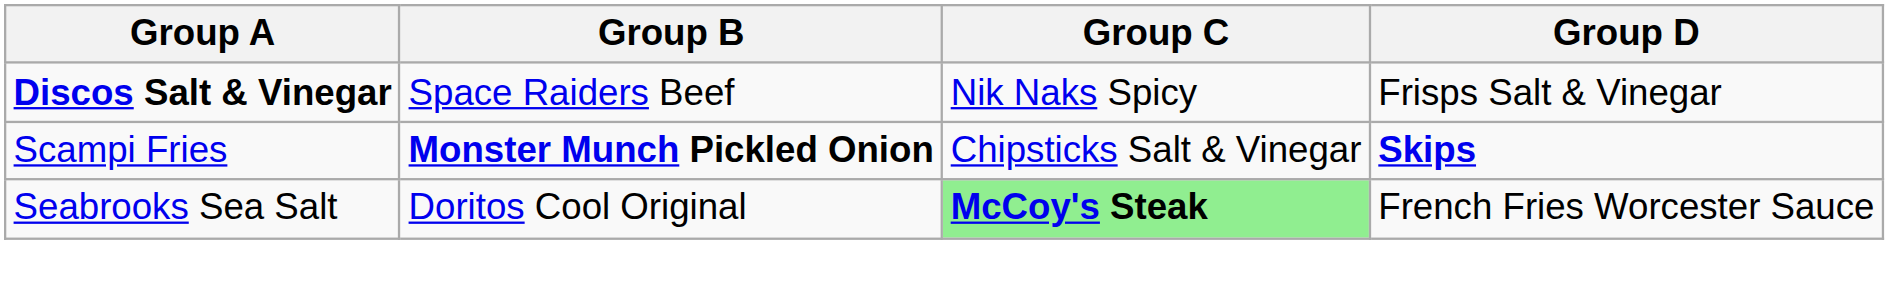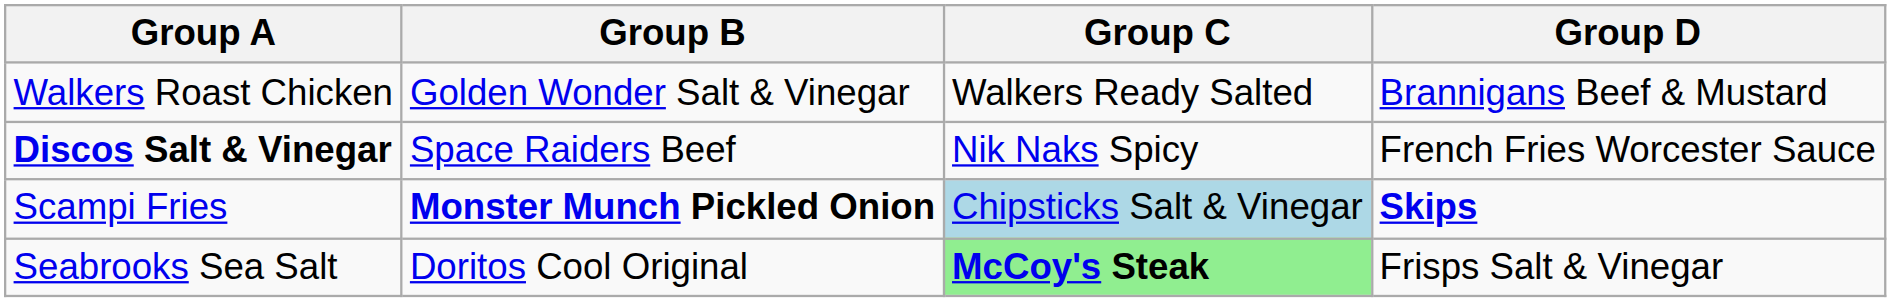+ row: (203, 91)
(1550, 91) Frisps Salt & Vinegar -> (1628, 149) French Fries Worcester Sauce
(1156, 149) no background -> (1157, 207) lightblue background
(1626, 207) French Fries Worcester Sauce -> (1551, 265) Frisps Salt & Vinegar
